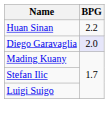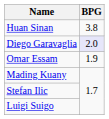(92, 28) 2.2 -> (92, 28) 3.8
+ row: (32, 59)
